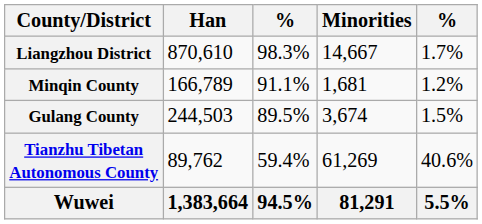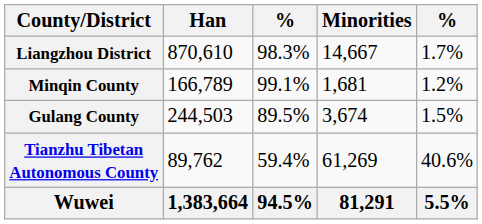(283, 84) 91.1% -> (283, 84) 99.1%
